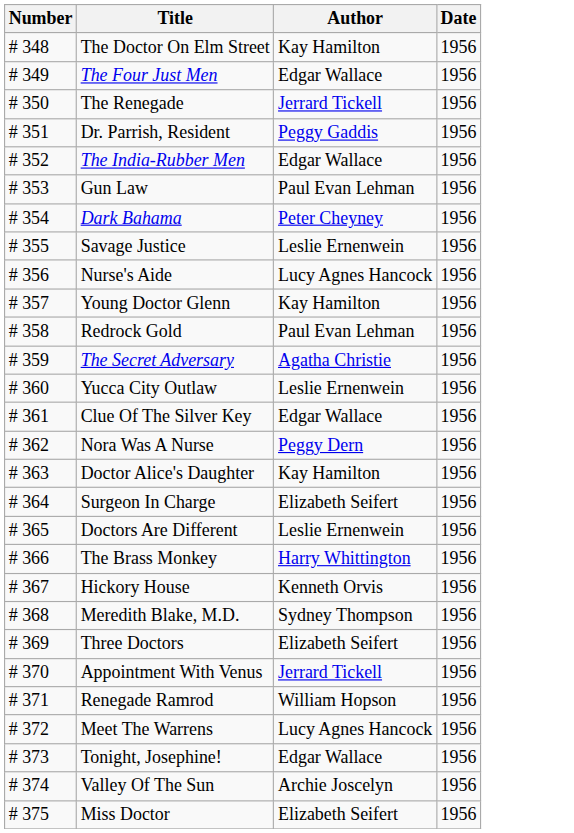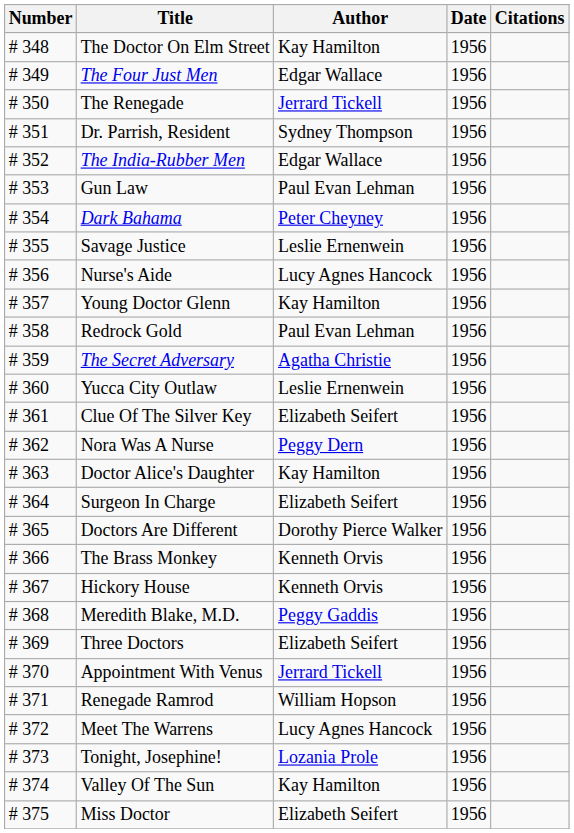+ column: (530, 18)
(328, 132) Peggy Gaddis -> (345, 132) Sydney Thompson
(330, 416) Edgar Wallace -> (338, 416) Elizabeth Seifert
(341, 530) Leslie Ernenwein -> (360, 530) Dorothy Pierce Walker
(344, 558) Harry Whittington -> (331, 558) Kenneth Orvis
(345, 615) Sydney Thompson -> (328, 615) Peggy Gaddis
(330, 757) Edgar Wallace -> (328, 757) Lozania Prole
(336, 786) Archie Joscelyn -> (329, 786) Kay Hamilton
